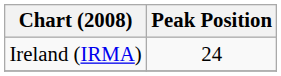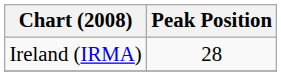(212, 53) 24 -> (212, 53) 28
